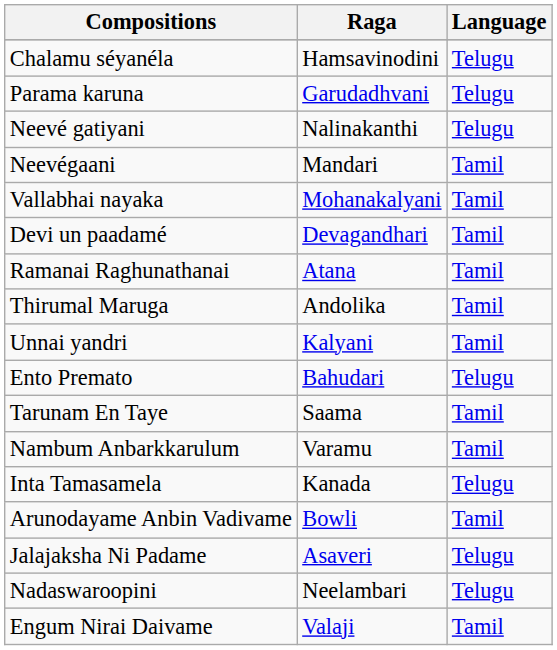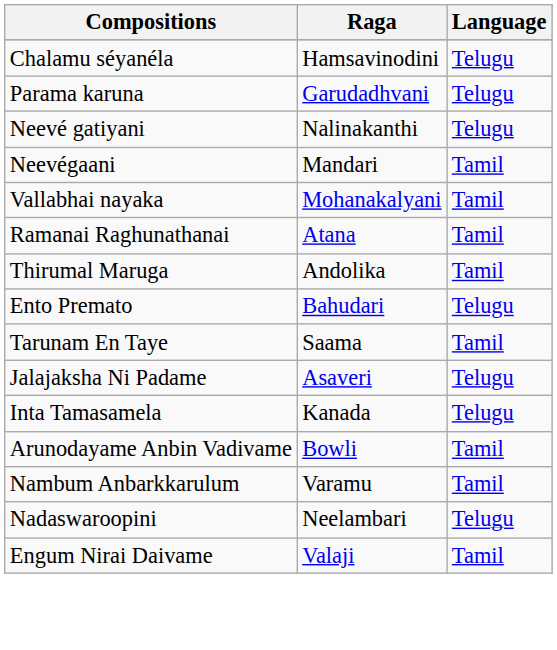- row: (88, 235)
- row: (69, 341)
rows swapped: (108, 555) <-> (125, 448)
